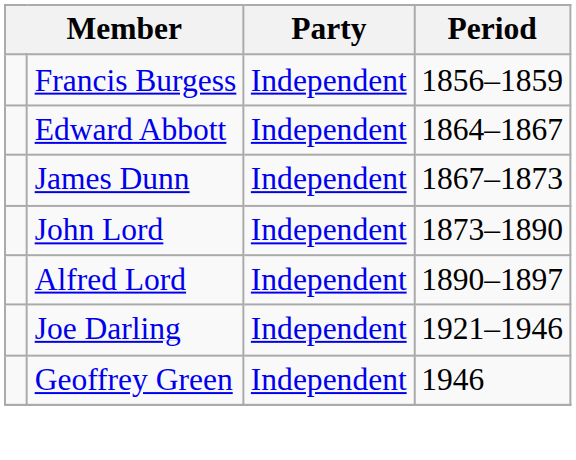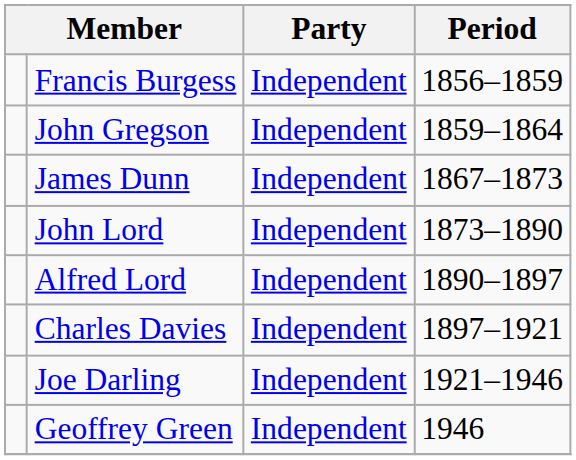+ row: (122, 129)
- row: (131, 129)
+ row: (131, 329)
